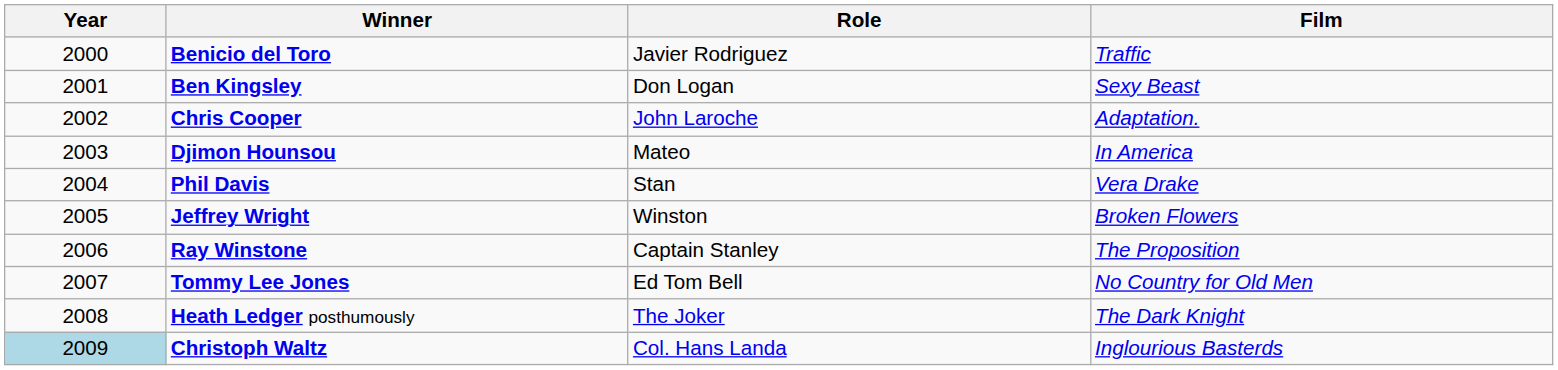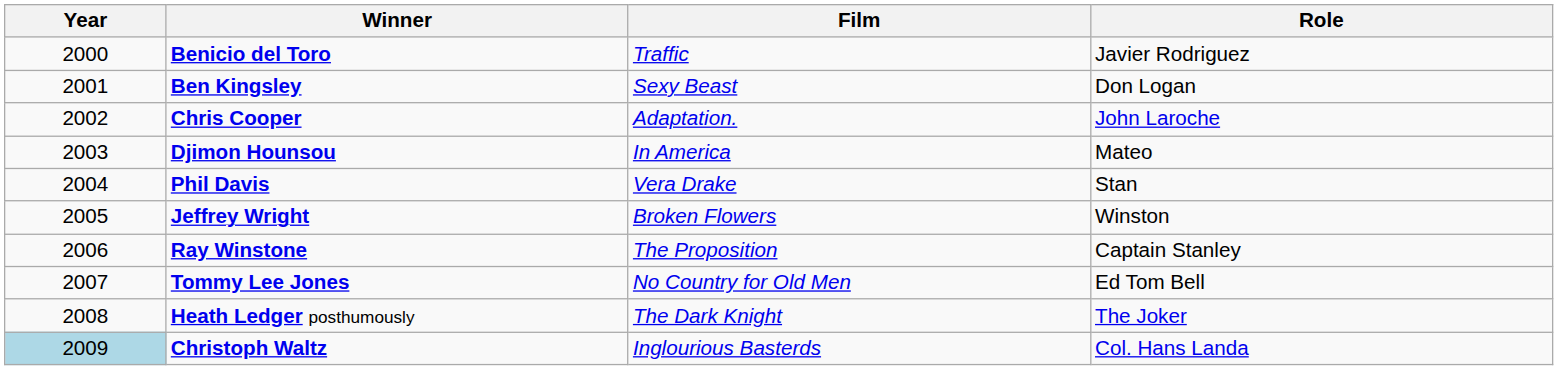columns swapped: (1321, 20) <-> (859, 20)
